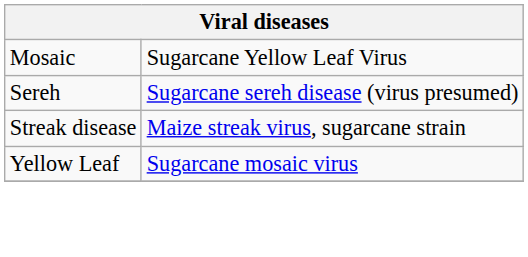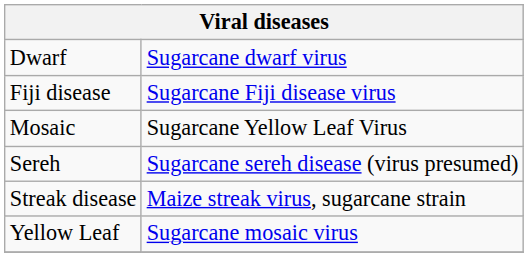+ row: (38, 57)
+ row: (60, 92)
